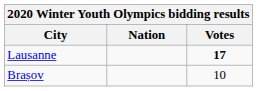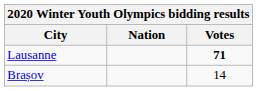(220, 55) 17 -> (220, 55) 71
(220, 75) 10 -> (220, 75) 14
